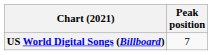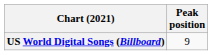(187, 41) 7 -> (187, 41) 9
